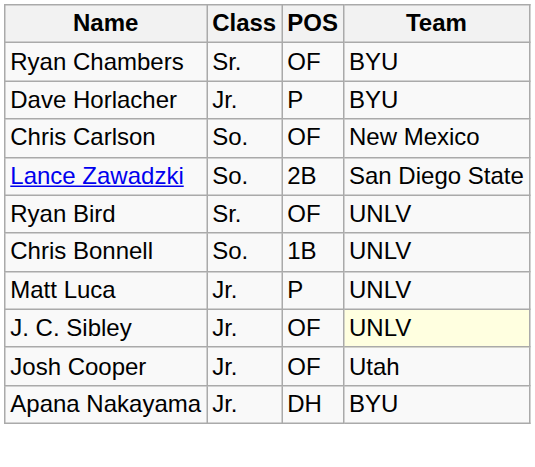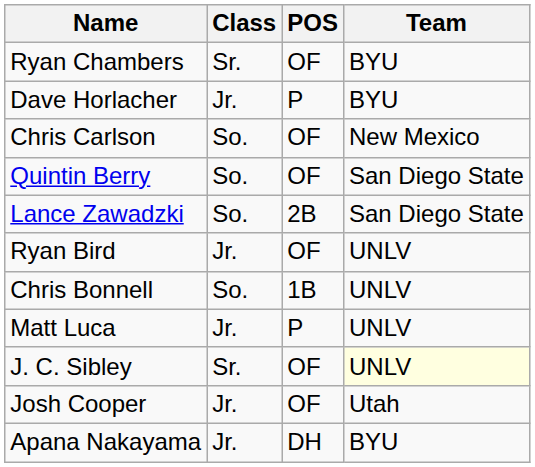+ row: (80, 175)
(227, 213) Sr. -> (225, 251) Jr.
(225, 328) Jr. -> (227, 366) Sr.
